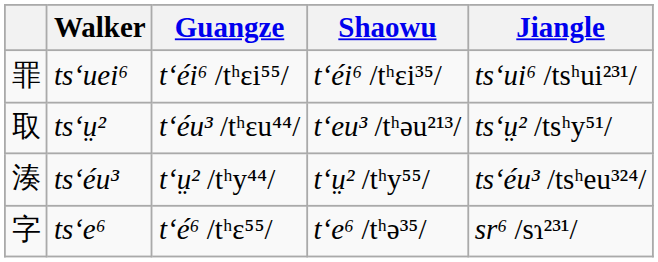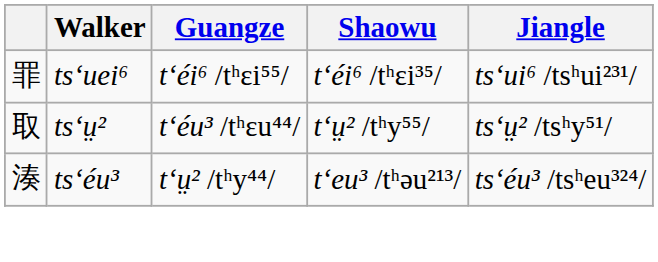(387, 127) tʻeu³ /tʰəu²¹³/ -> (372, 127) tʻṳ² /tʰy⁵⁵/
(372, 178) tʻṳ² /tʰy⁵⁵/ -> (387, 178) tʻeu³ /tʰəu²¹³/
- row: (80, 230)
